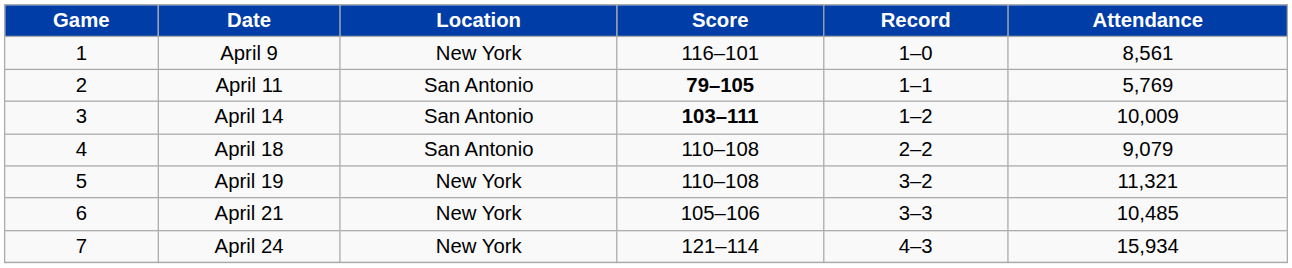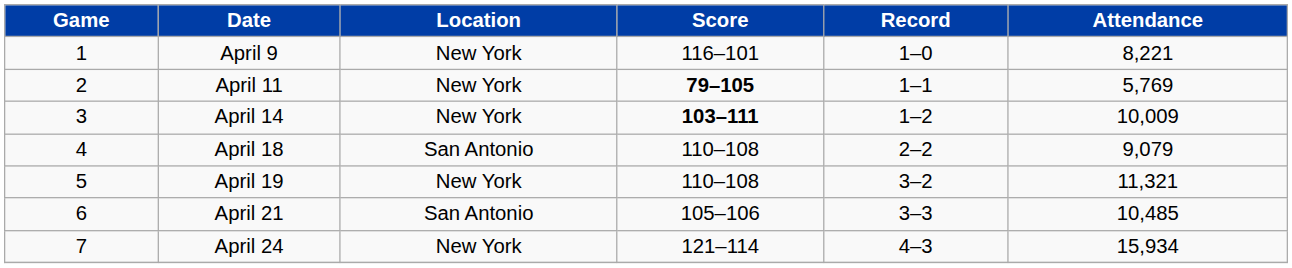(1148, 52) 8,561 -> (1148, 52) 8,221
(479, 85) San Antonio -> (479, 85) New York
(479, 117) San Antonio -> (479, 117) New York
(479, 213) New York -> (479, 213) San Antonio
